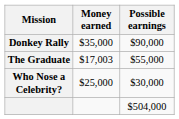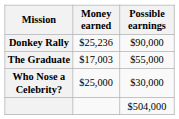(96, 43) $35,000 -> (96, 43) $25,236
